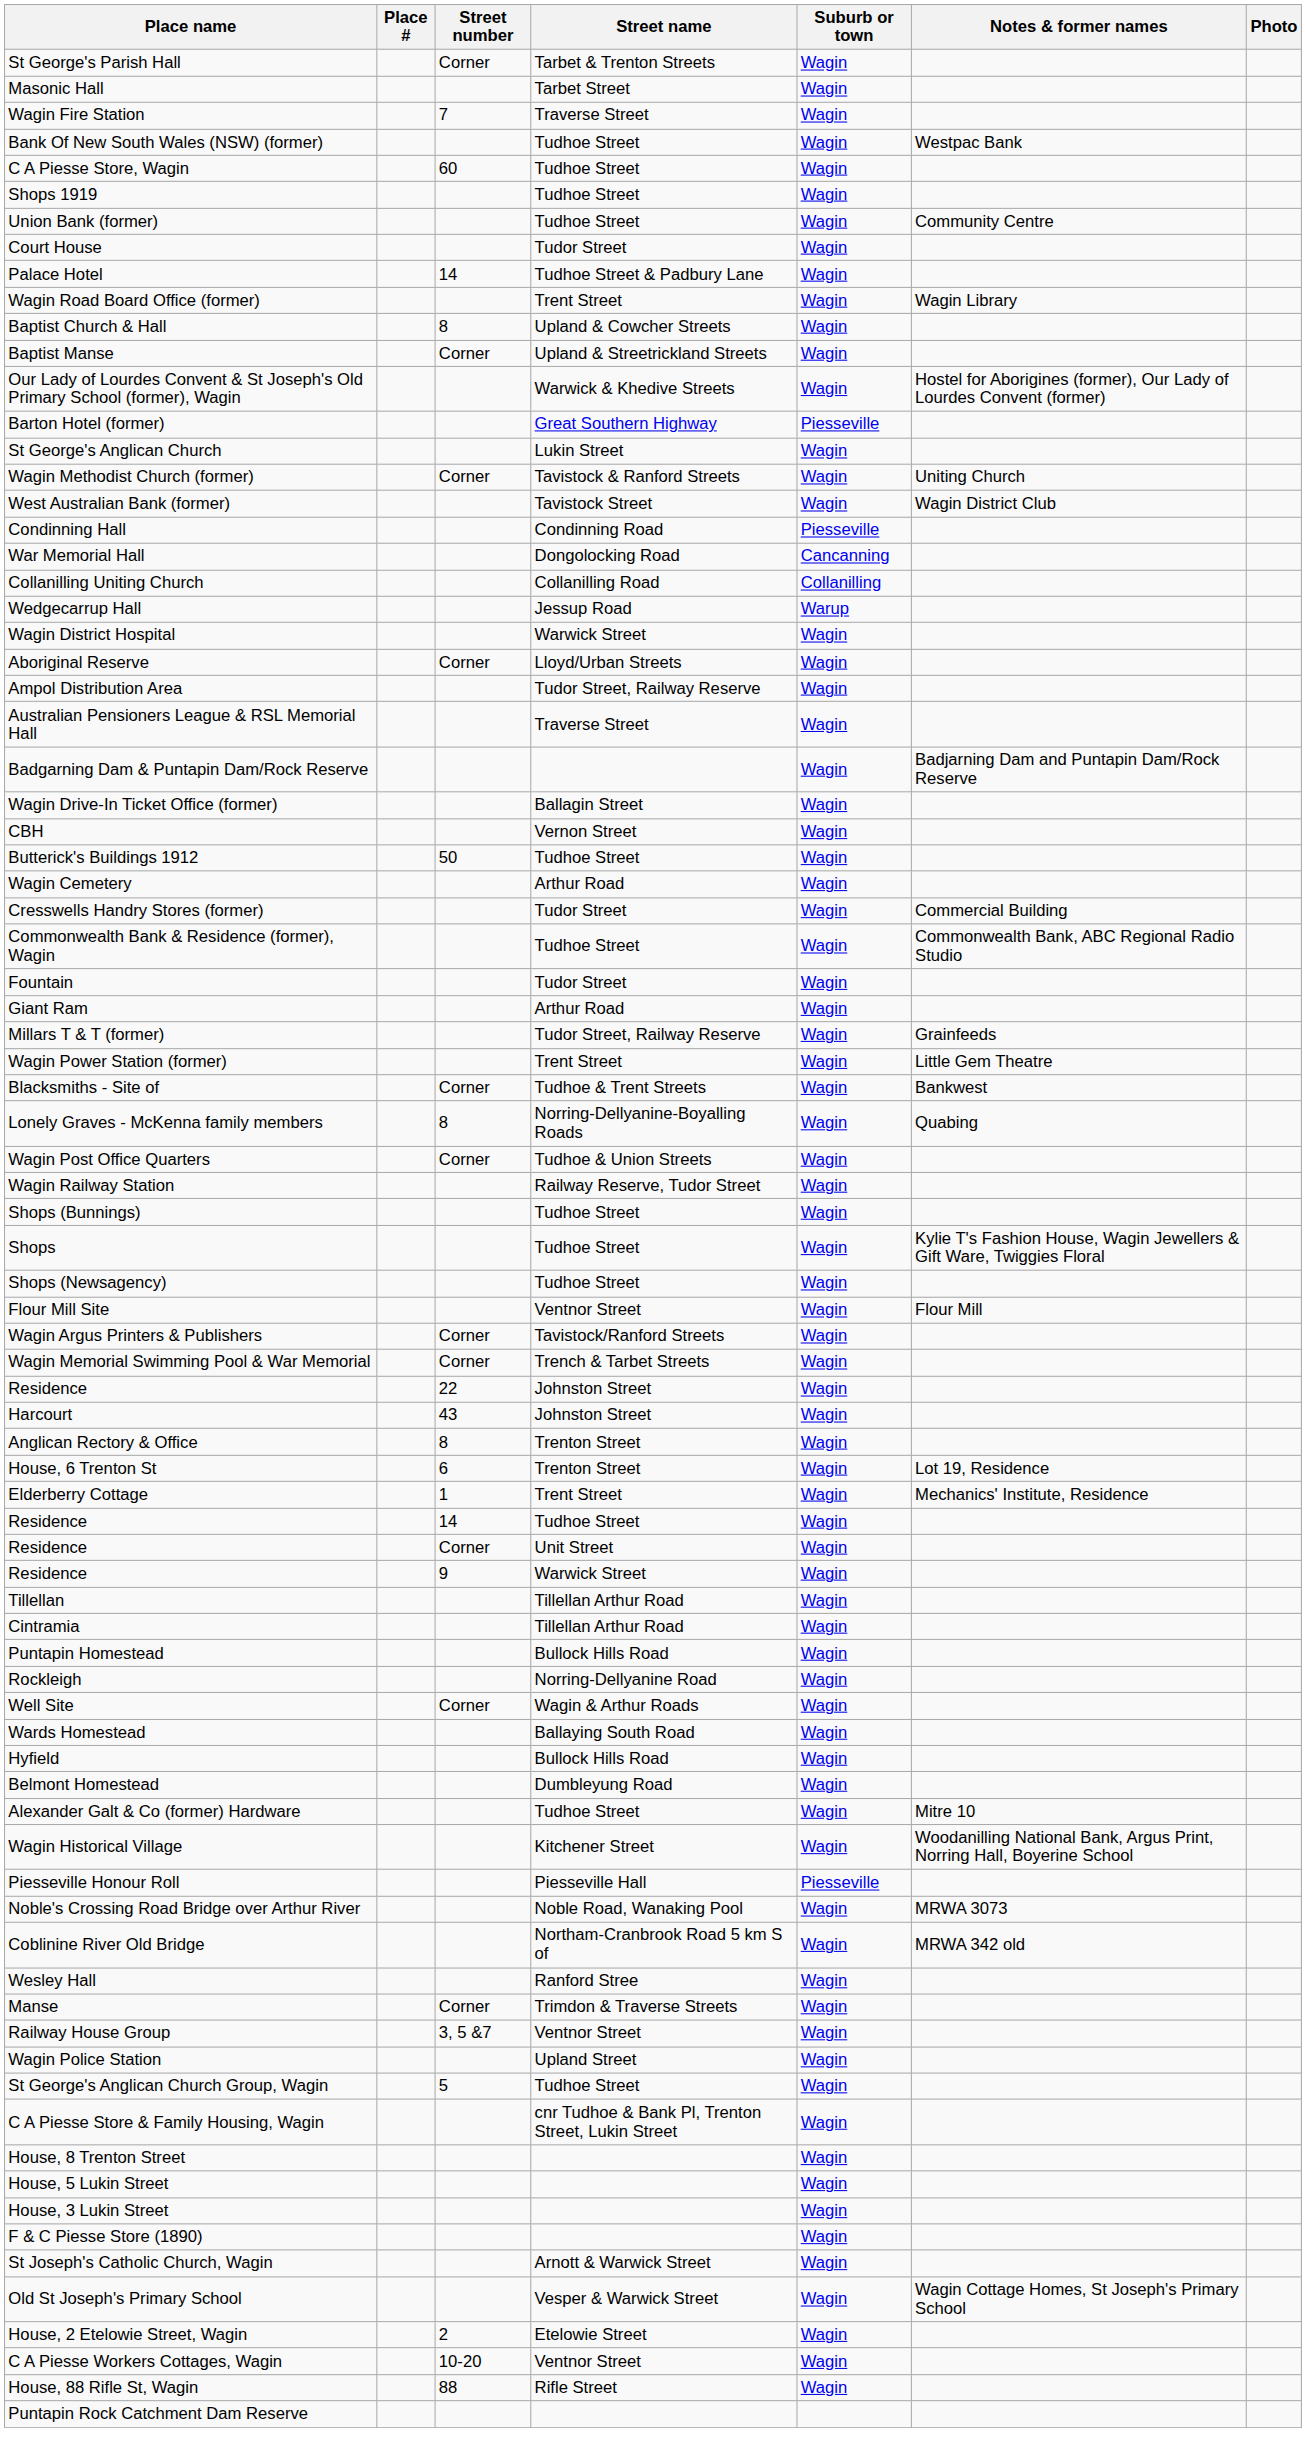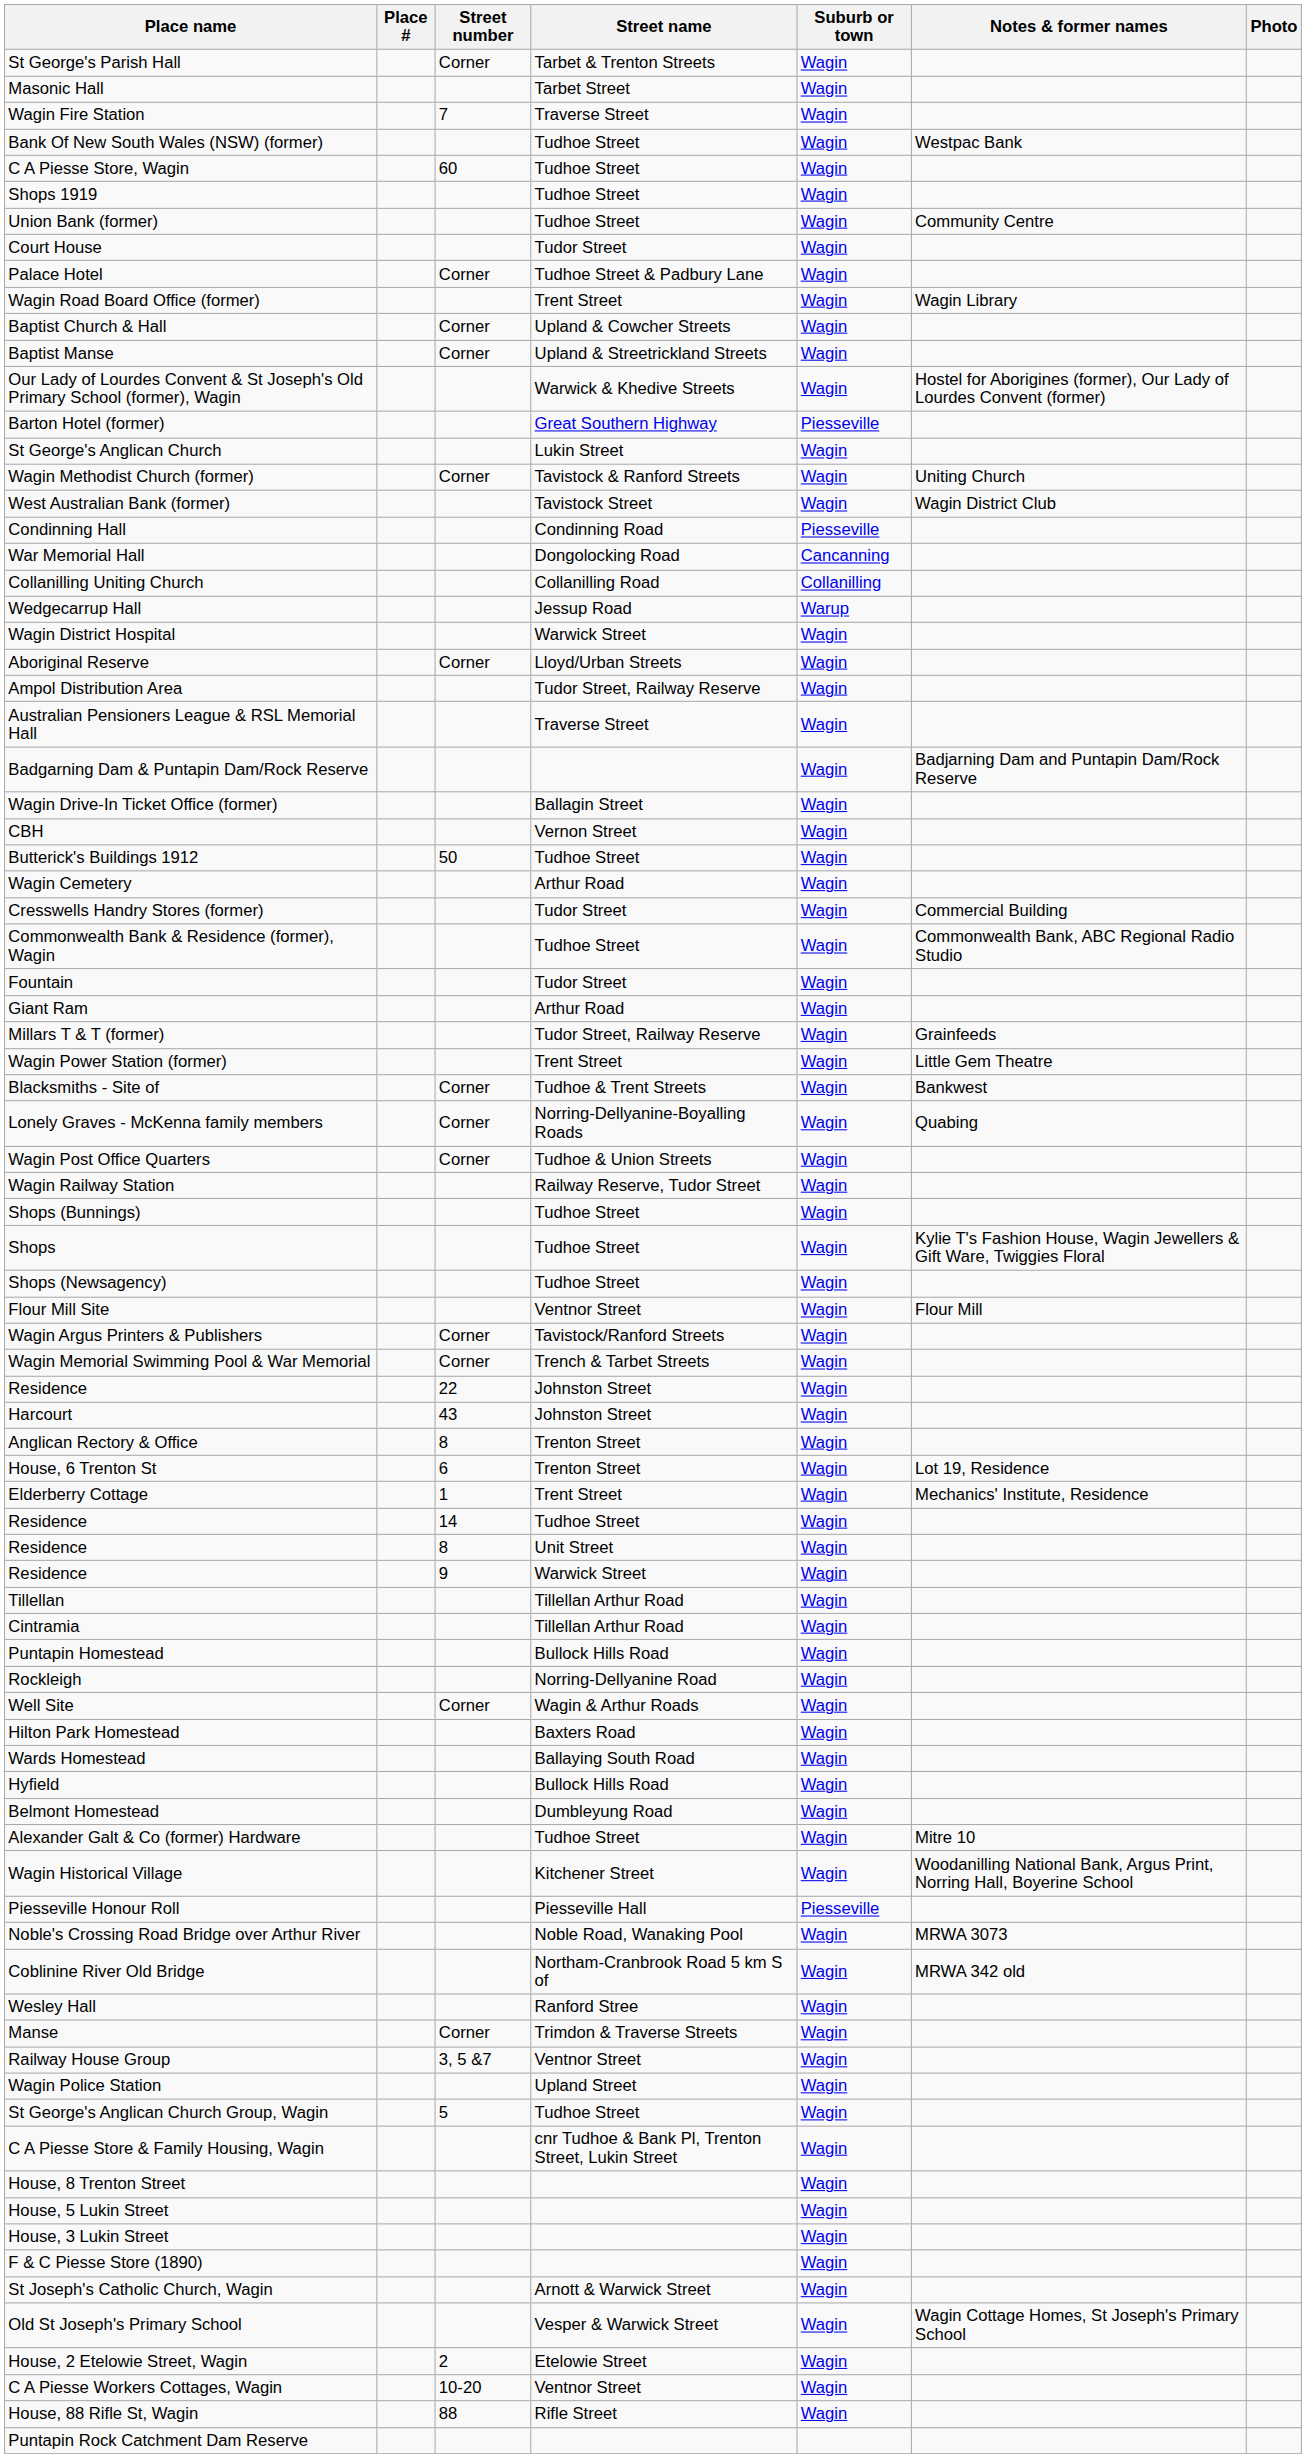(448, 273) 14 -> (464, 273) Corner
(443, 326) 8 -> (464, 326) Corner
(443, 1123) 8 -> (464, 1123) Corner
(464, 1547) Corner -> (443, 1547) 8
+ row: (94, 1732)
